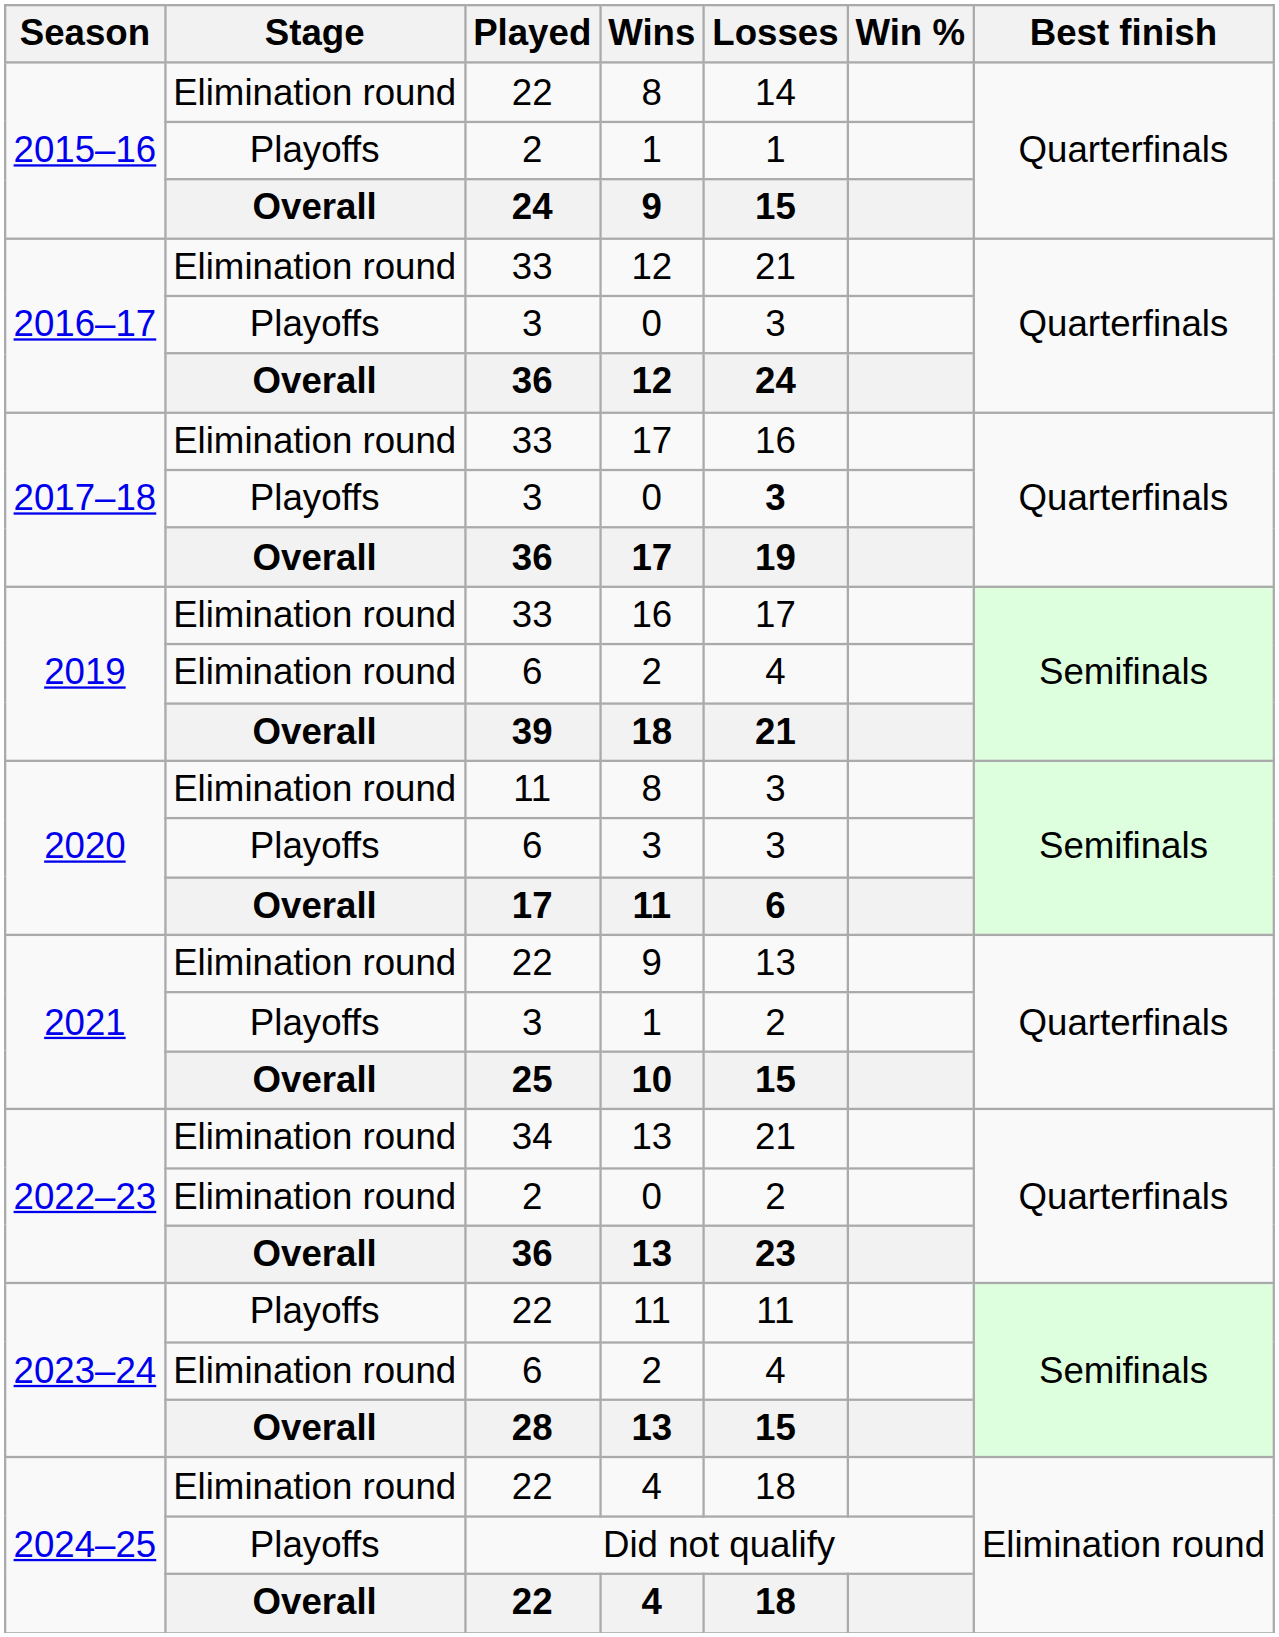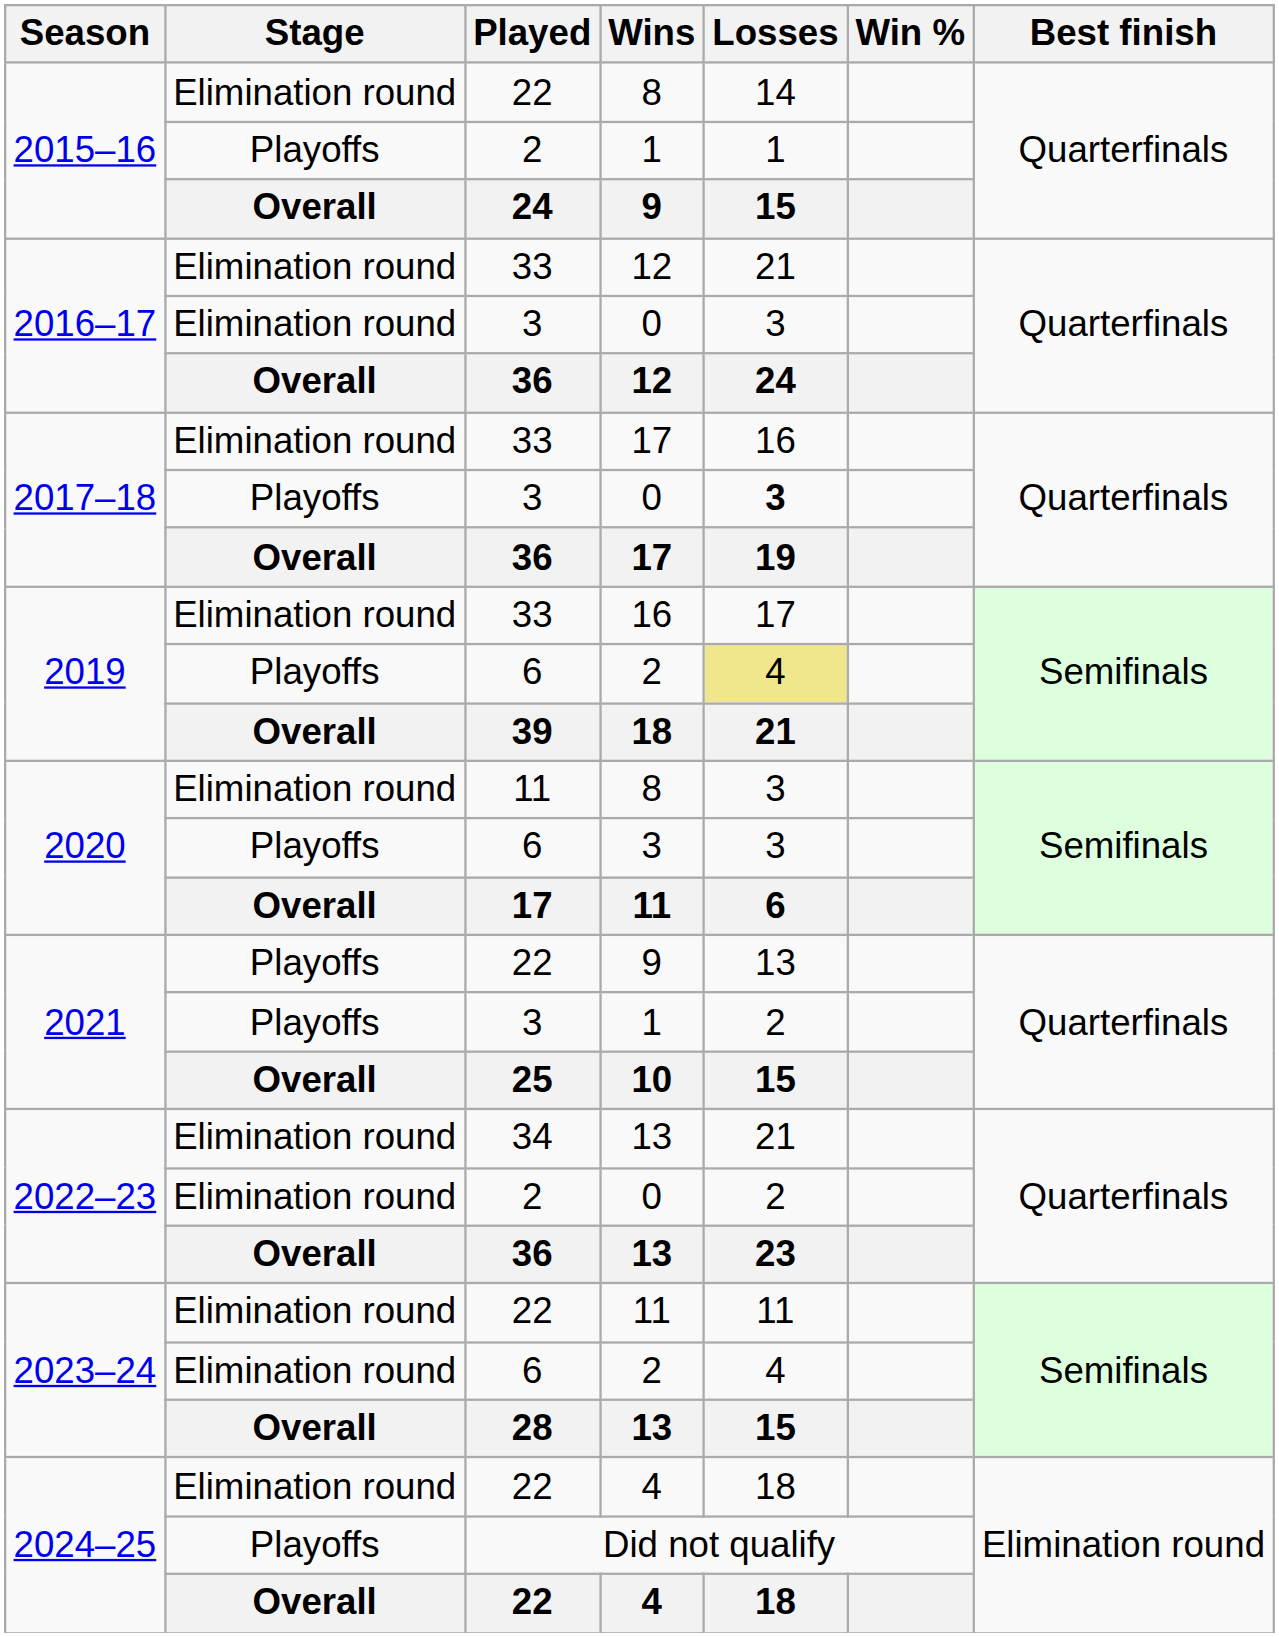(315, 324) Playoffs -> (315, 324) Elimination round
(315, 672) Elimination round -> (315, 672) Playoffs
(775, 672) no background -> (775, 672) khaki background
(315, 963) Elimination round -> (315, 963) Playoffs
(315, 1311) Playoffs -> (315, 1311) Elimination round
